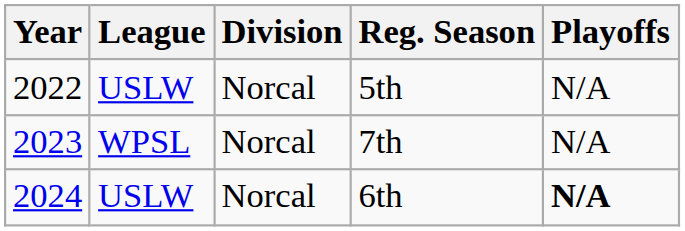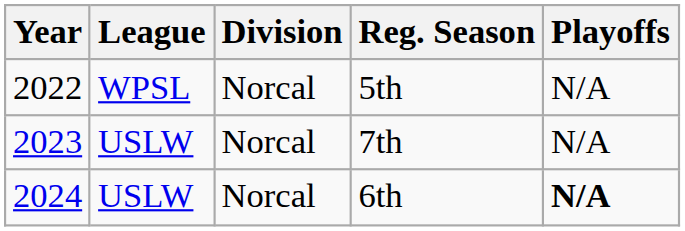(146, 86) USLW -> (144, 86) WPSL
(144, 141) WPSL -> (146, 141) USLW
